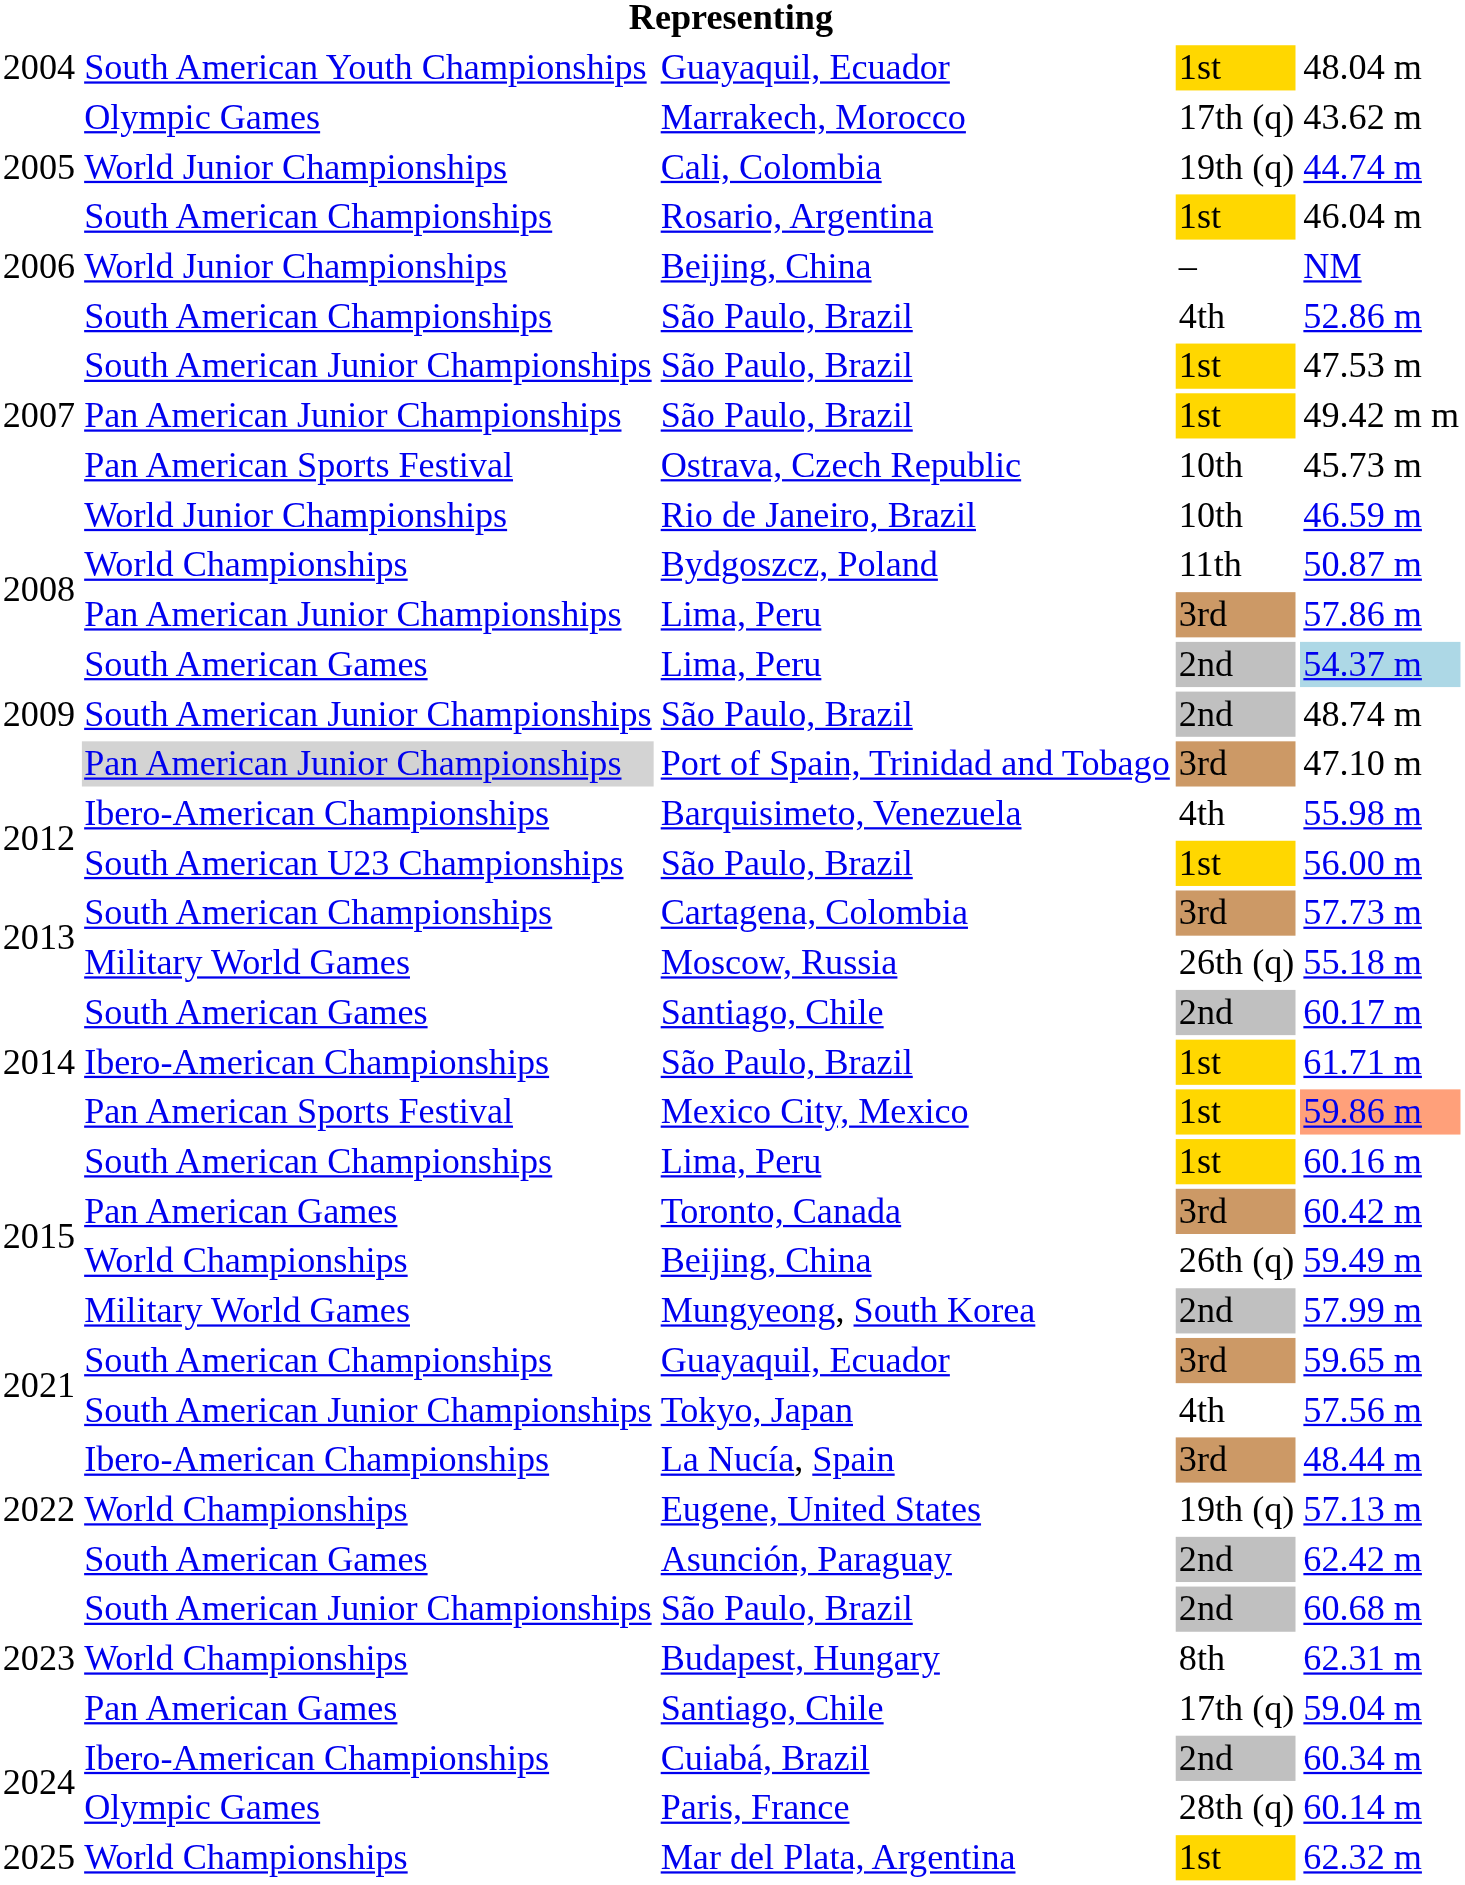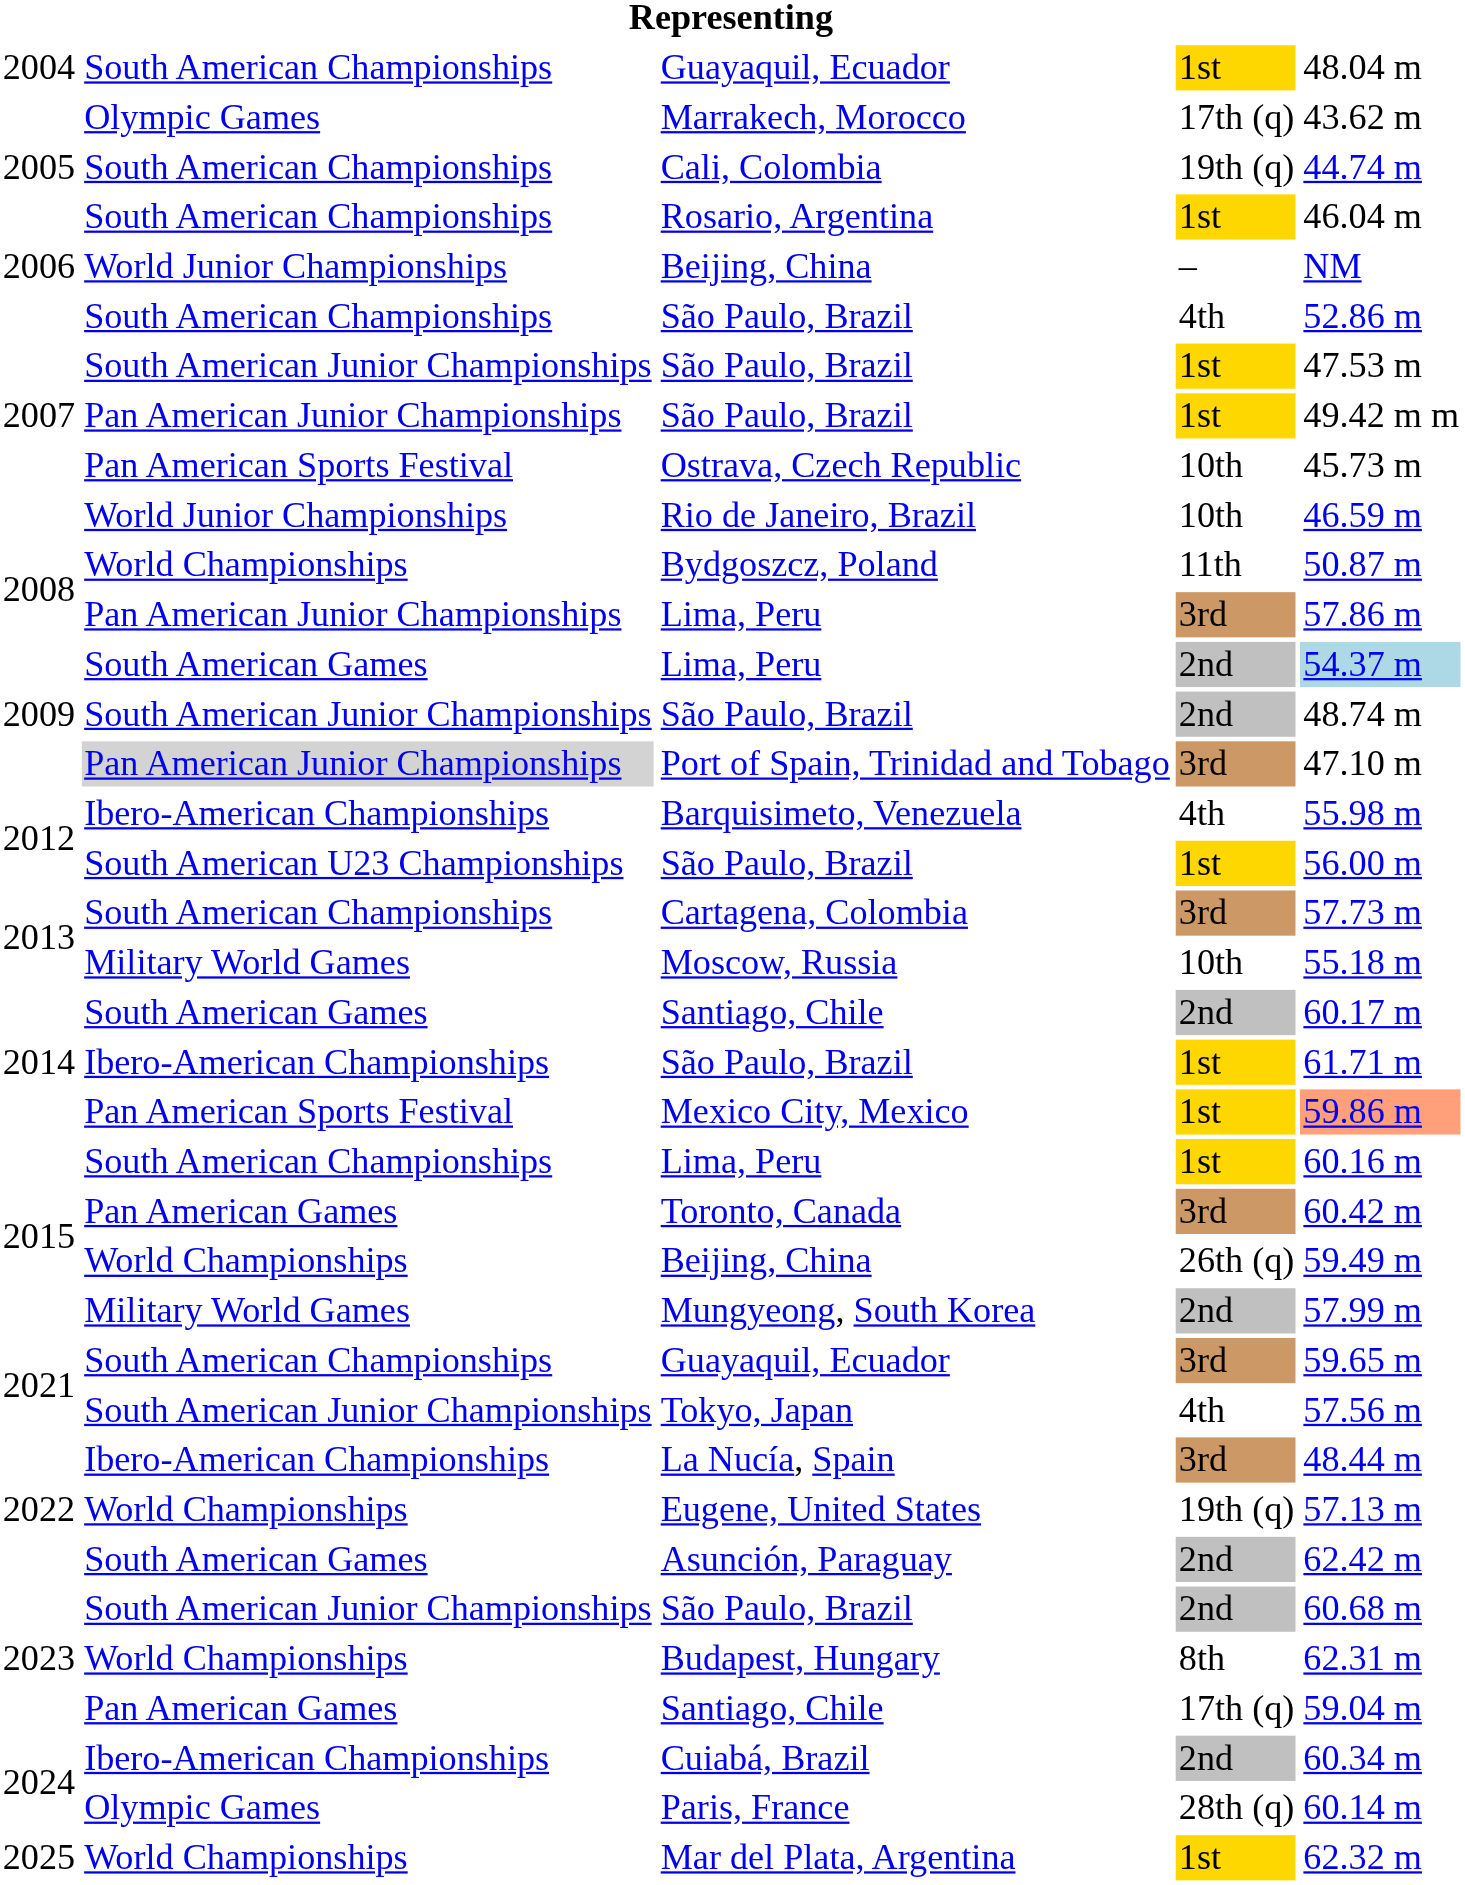(365, 67) South American Youth Championships -> (318, 67) South American Championships
(296, 166) World Junior Championships -> (318, 166) South American Championships
(1237, 962) 26th (q) -> (1211, 962) 10th
